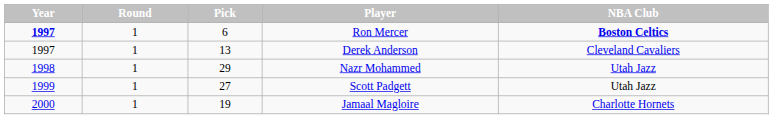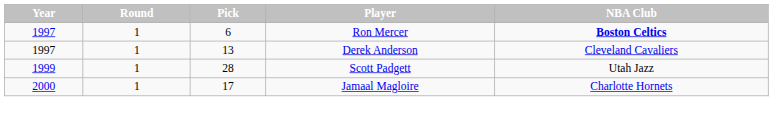(43, 31) bold -> (44, 31) normal
- row: (380, 68)
(225, 86) 27 -> (228, 68) 28
(225, 104) 19 -> (228, 86) 17
